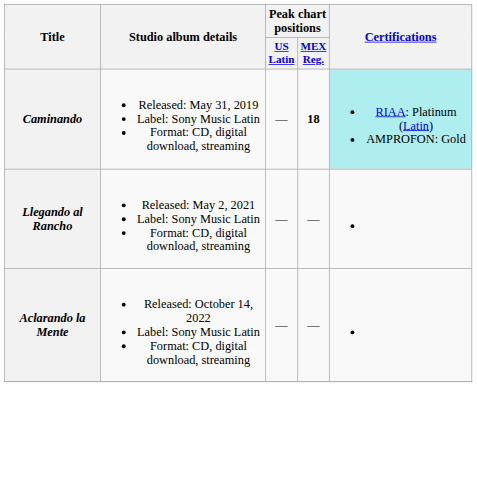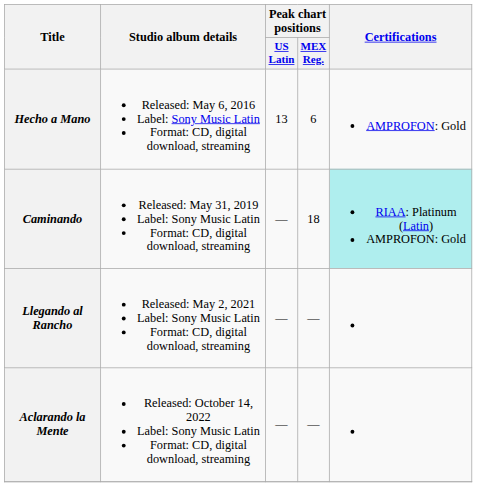+ row: (52, 119)
(313, 119) bold -> (313, 218) normal
